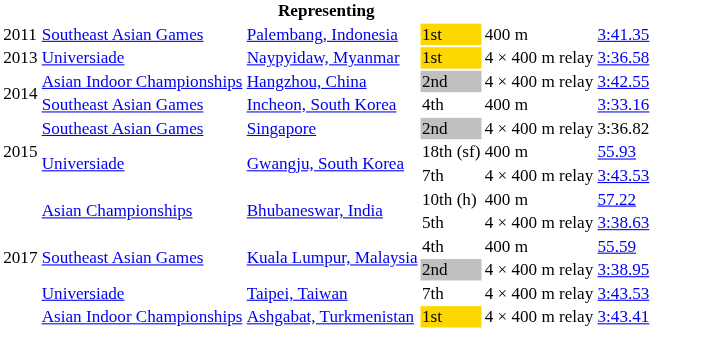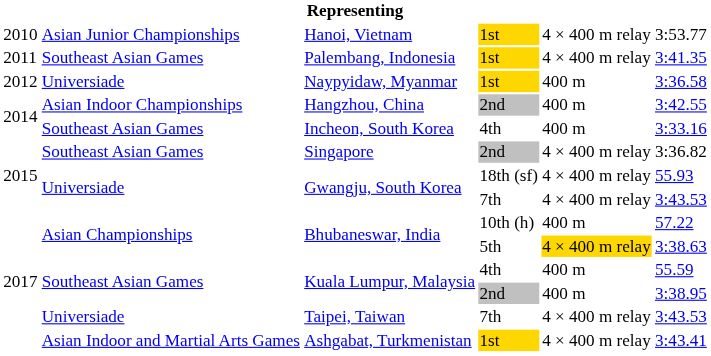+ row: (358, 34)
(506, 34) 400 m -> (596, 57) 4 × 400 m relay
(20, 57) 2013 -> (20, 81) 2012
(539, 57) 4 × 400 m relay -> (564, 81) 400 m
(539, 81) 4 × 400 m relay -> (564, 104) 400 m
(506, 152) 400 m -> (596, 175) 4 × 400 m relay
(539, 222) no background -> (596, 246) gold background
(539, 269) 4 × 400 m relay -> (564, 293) 400 m
(142, 316) Asian Indoor Championships -> (171, 340) Asian Indoor and Martial Arts Games
